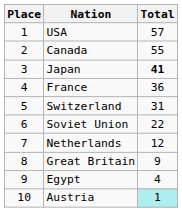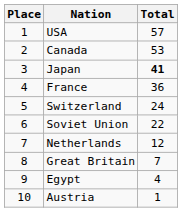(157, 51) 55 -> (157, 51) 53
(157, 106) 31 -> (157, 106) 24
(157, 161) 9 -> (157, 161) 7
(157, 198) paleturquoise background -> (157, 198) no background
